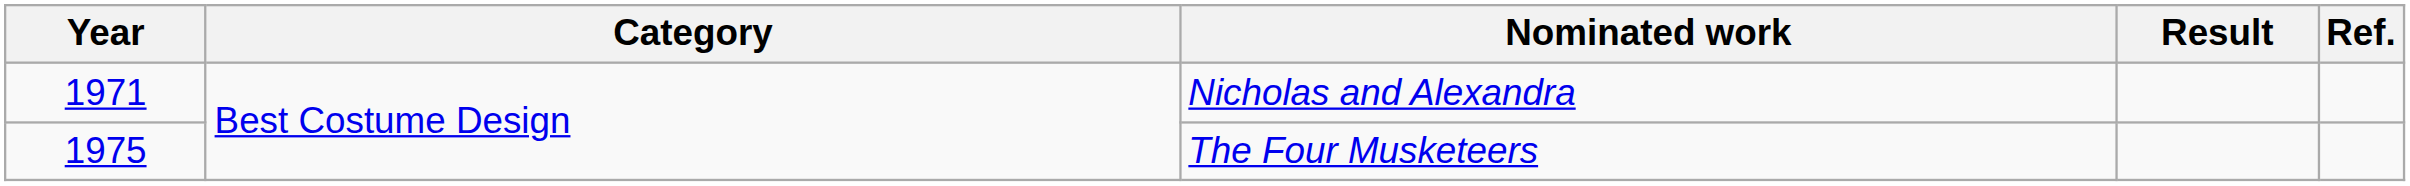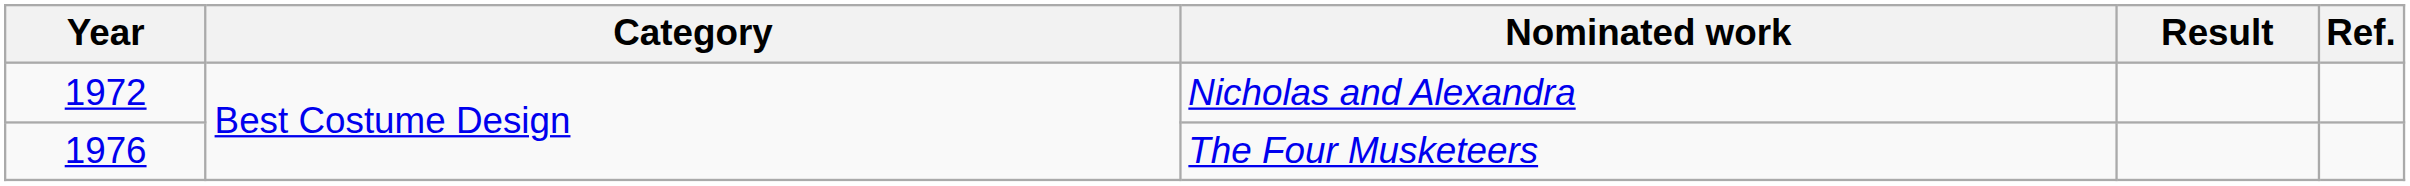(106, 92) 1971 -> (106, 92) 1972
(106, 150) 1975 -> (106, 150) 1976
